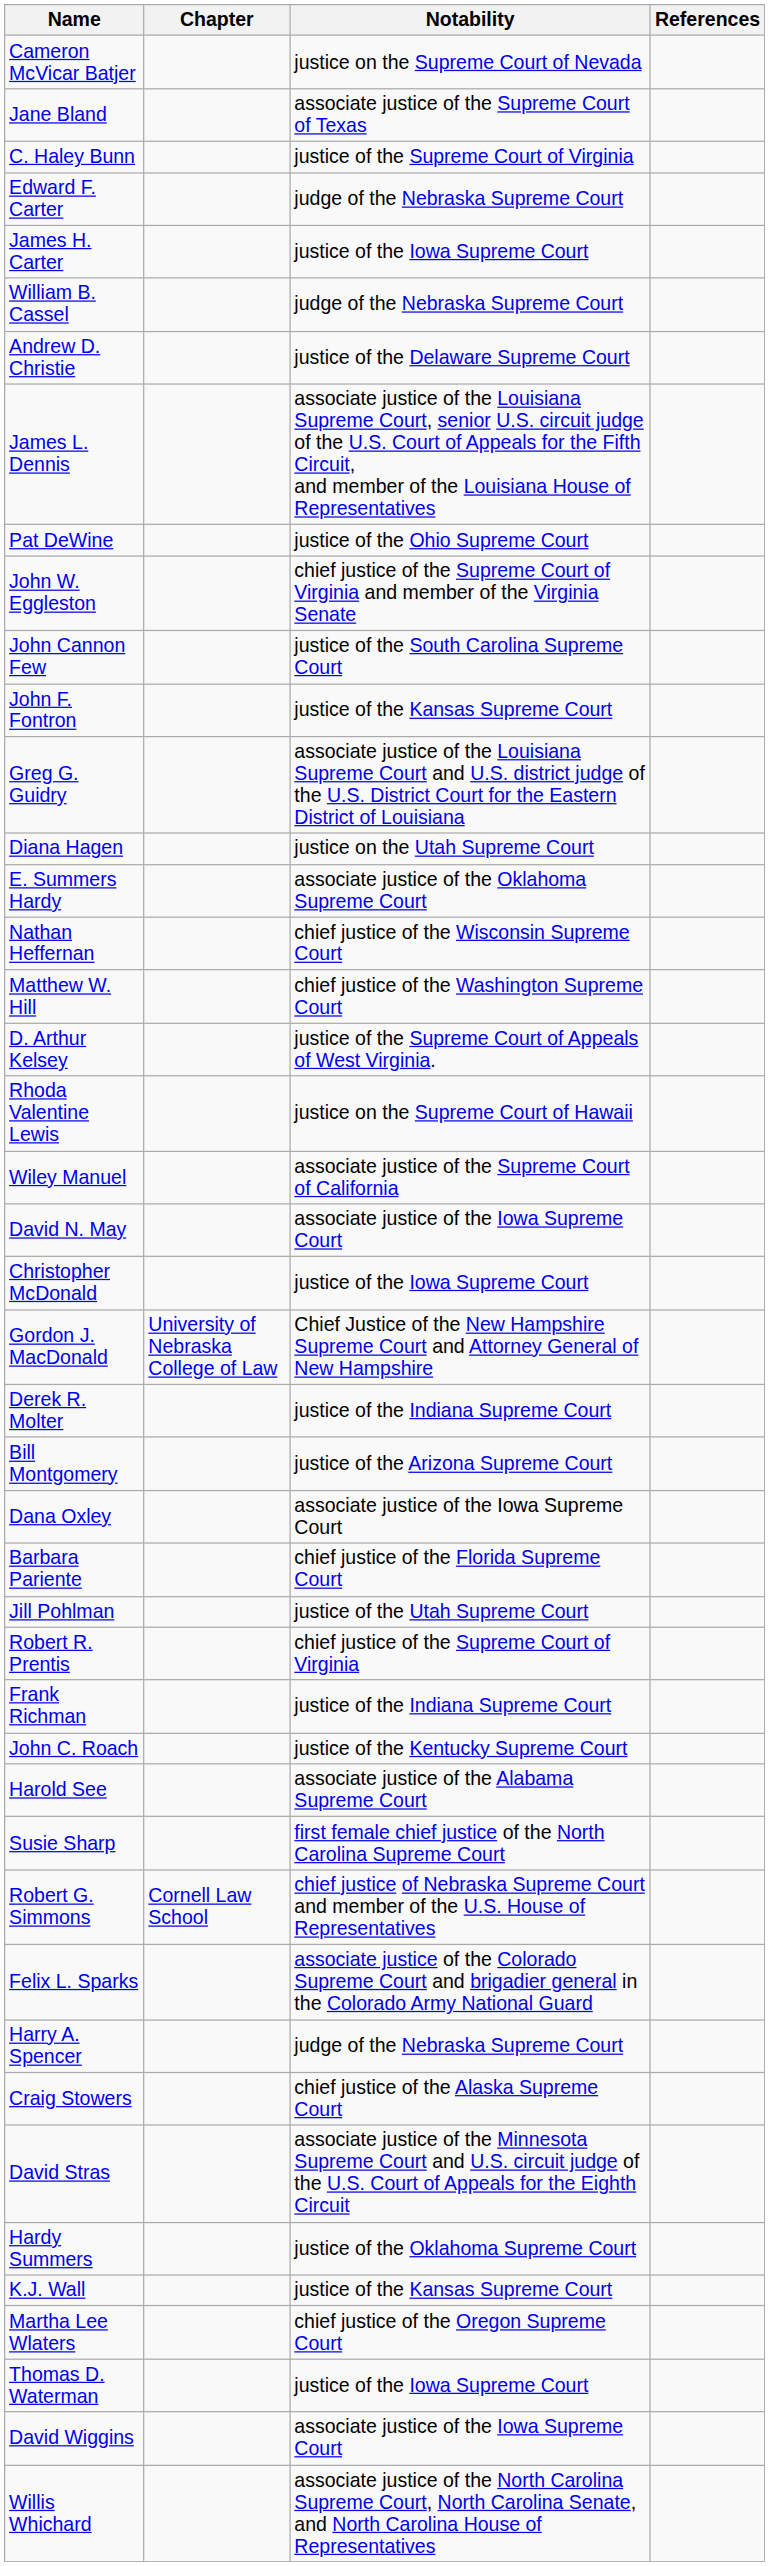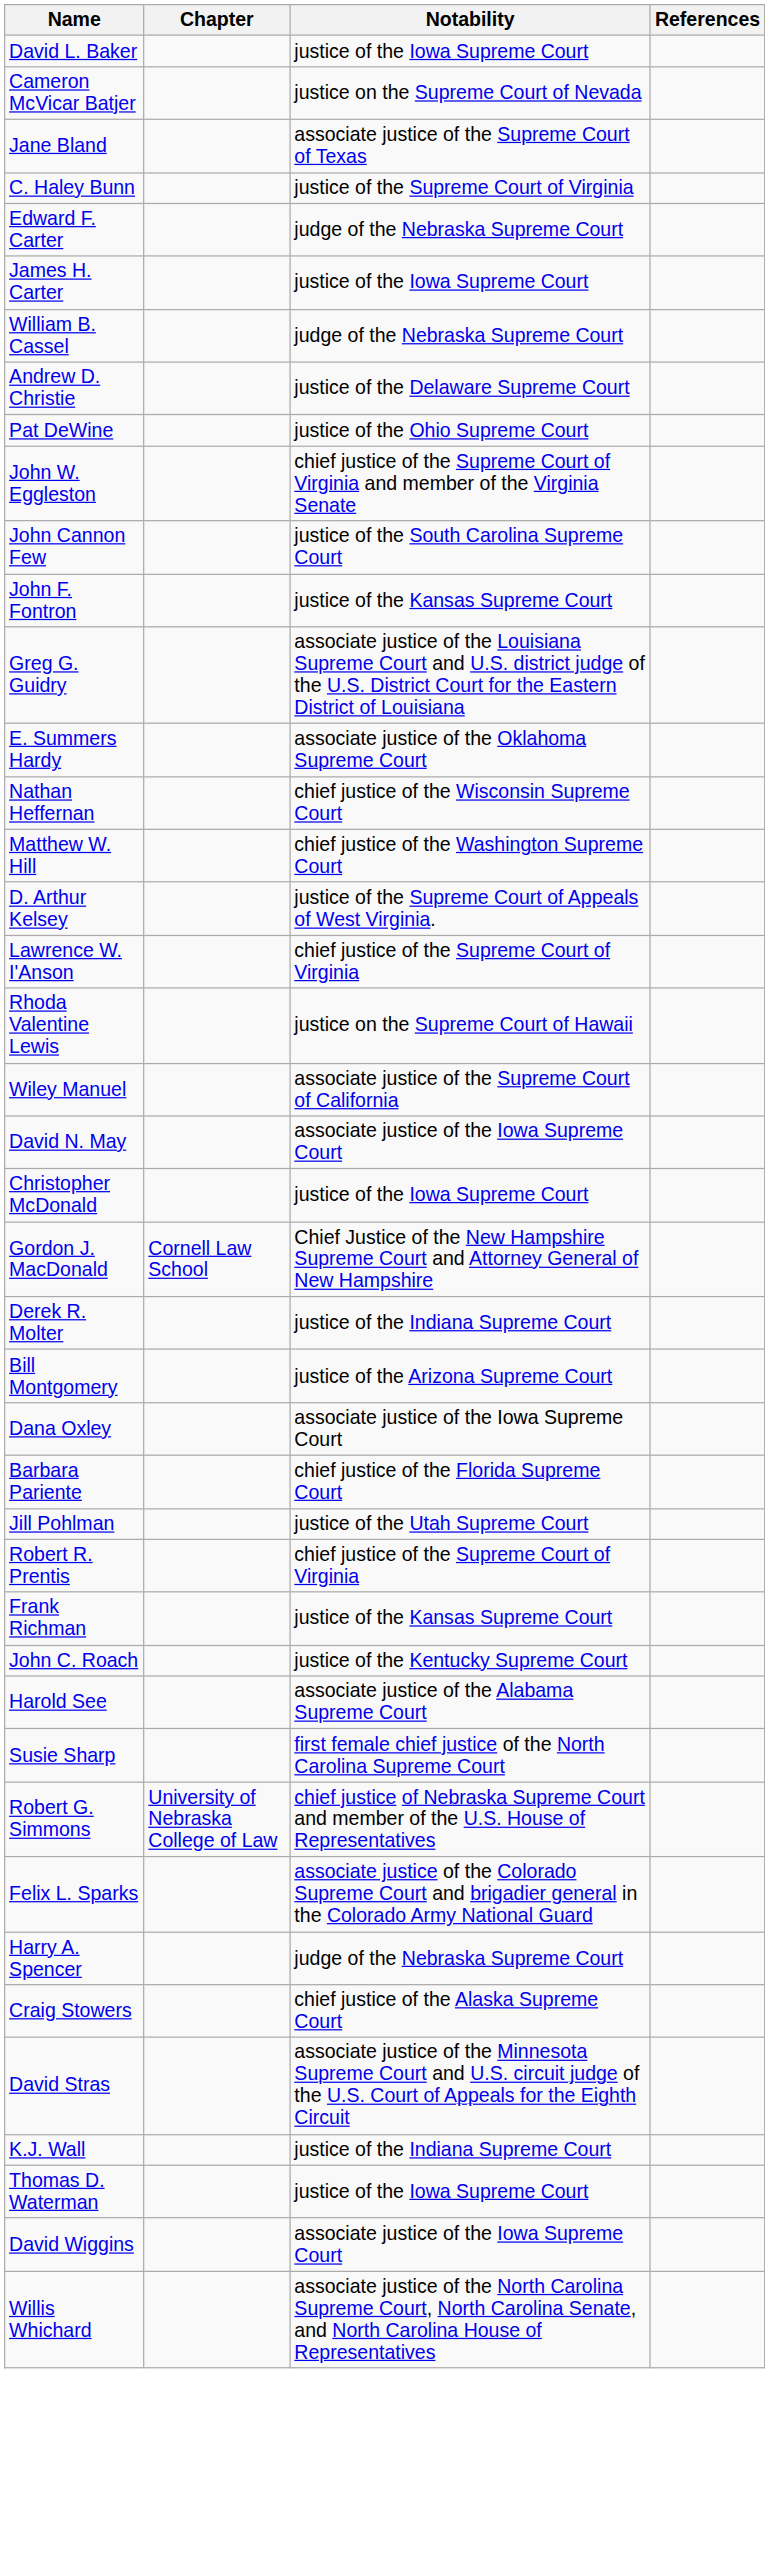+ row: (73, 50)
- row: (49, 454)
- row: (66, 848)
+ row: (66, 961)
(213, 1346) University of Nebraska College of Law -> (200, 1259) Cornell Law School
(453, 1706) justice of the Indiana Supreme Court -> (453, 1618) justice of the Kansas Supreme Court
(200, 1907) Cornell Law School -> (213, 1819) University of Nebraska College of Law
- row: (51, 2248)
(453, 2290) justice of the Kansas Supreme Court -> (453, 2149) justice of the Indiana Supreme Court
- row: (58, 2332)
